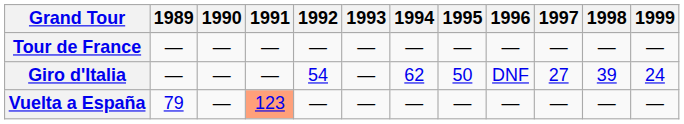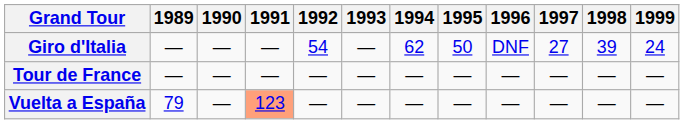rows swapped: (77, 75) <-> (77, 47)
